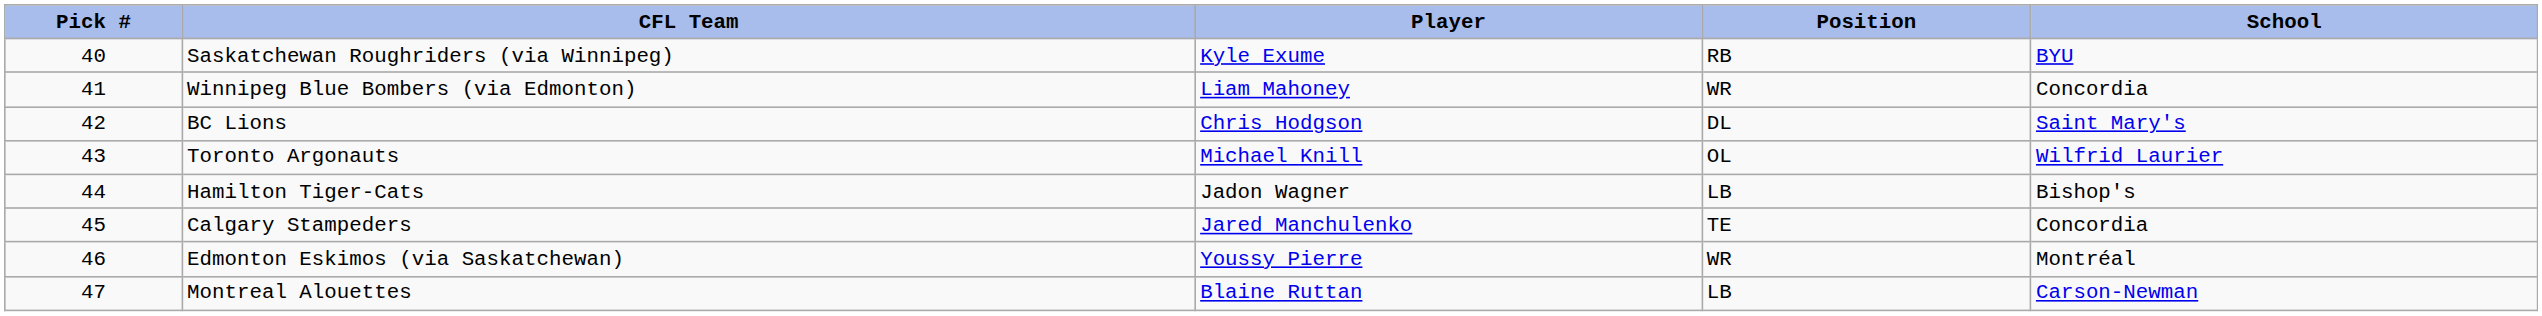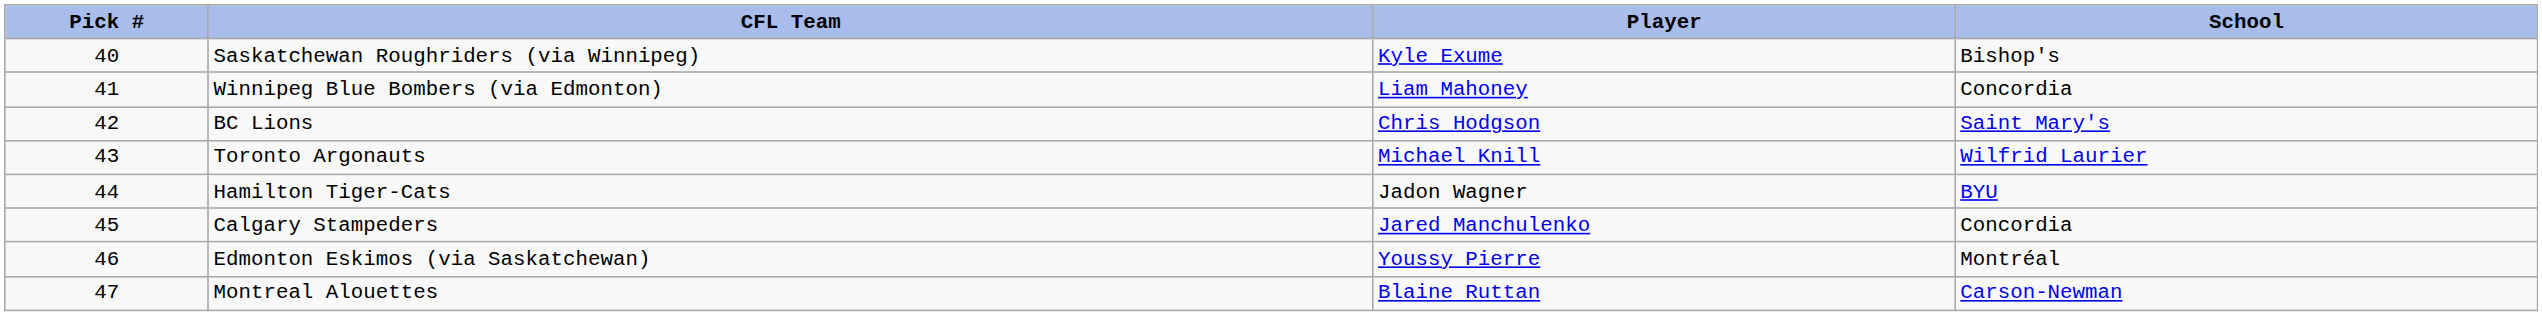- column: (1866, 22)
(2055, 56) BYU -> (2010, 56) Bishop's
(2086, 191) Bishop's -> (1979, 191) BYU
